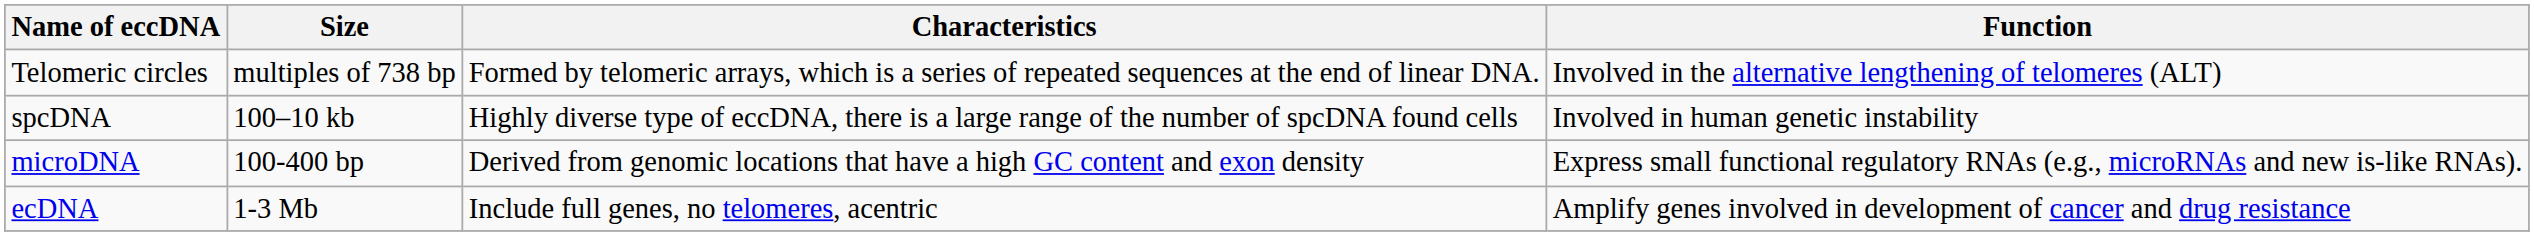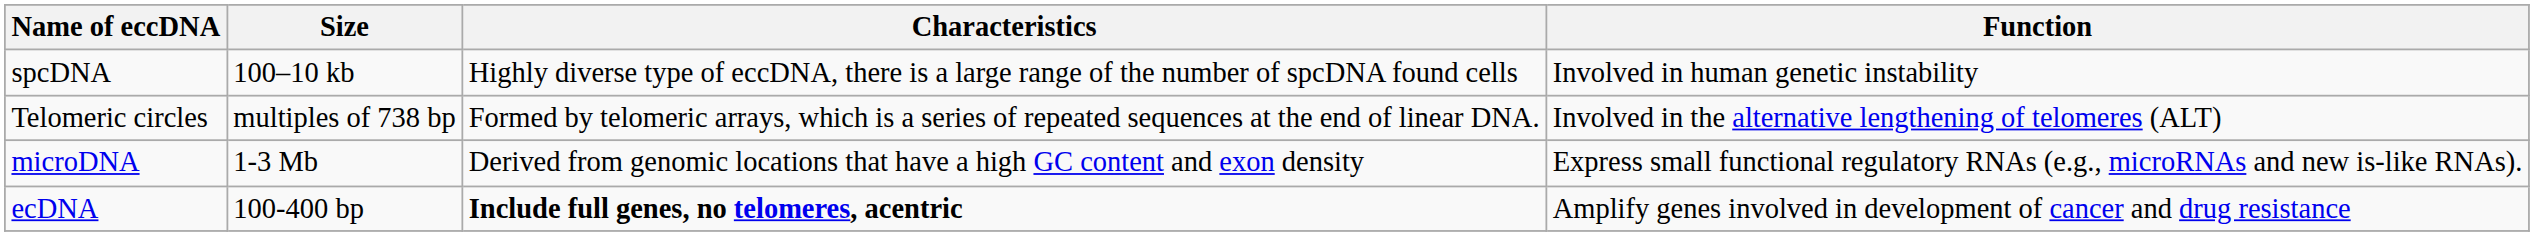rows swapped: (61, 117) <-> (110, 72)
(299, 162) 100-400 bp -> (276, 162) 1-3 Mb
(276, 207) 1-3 Mb -> (299, 207) 100-400 bp
(703, 207) normal -> (716, 207) bold
